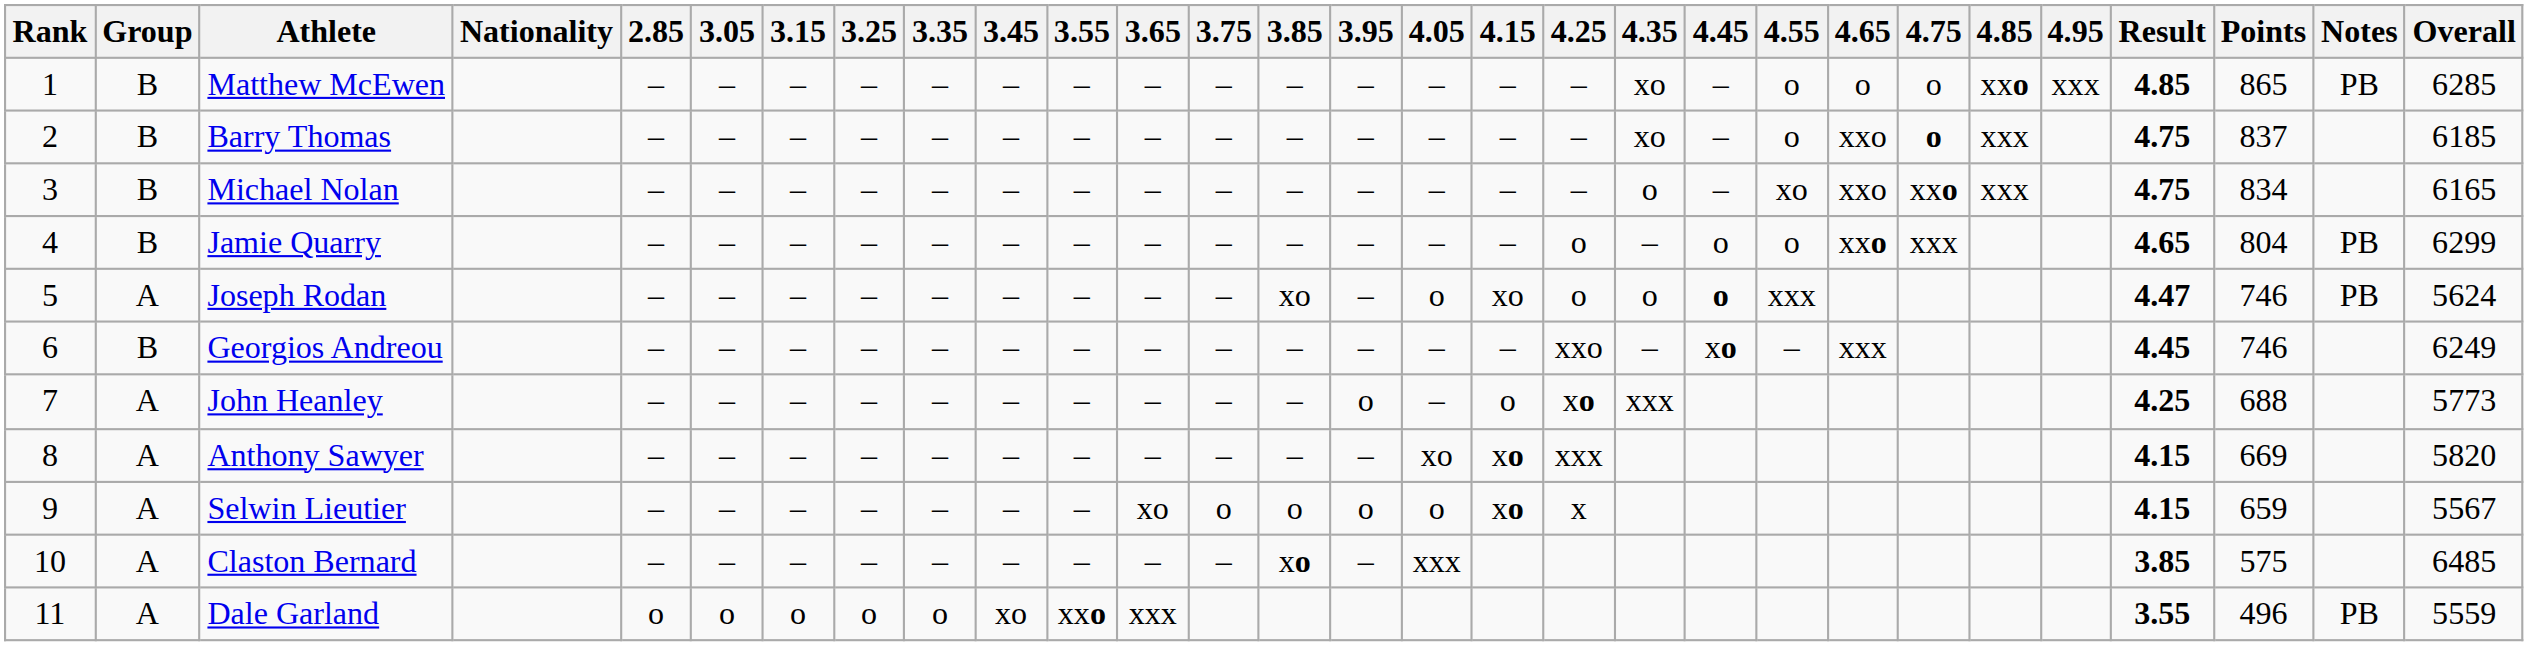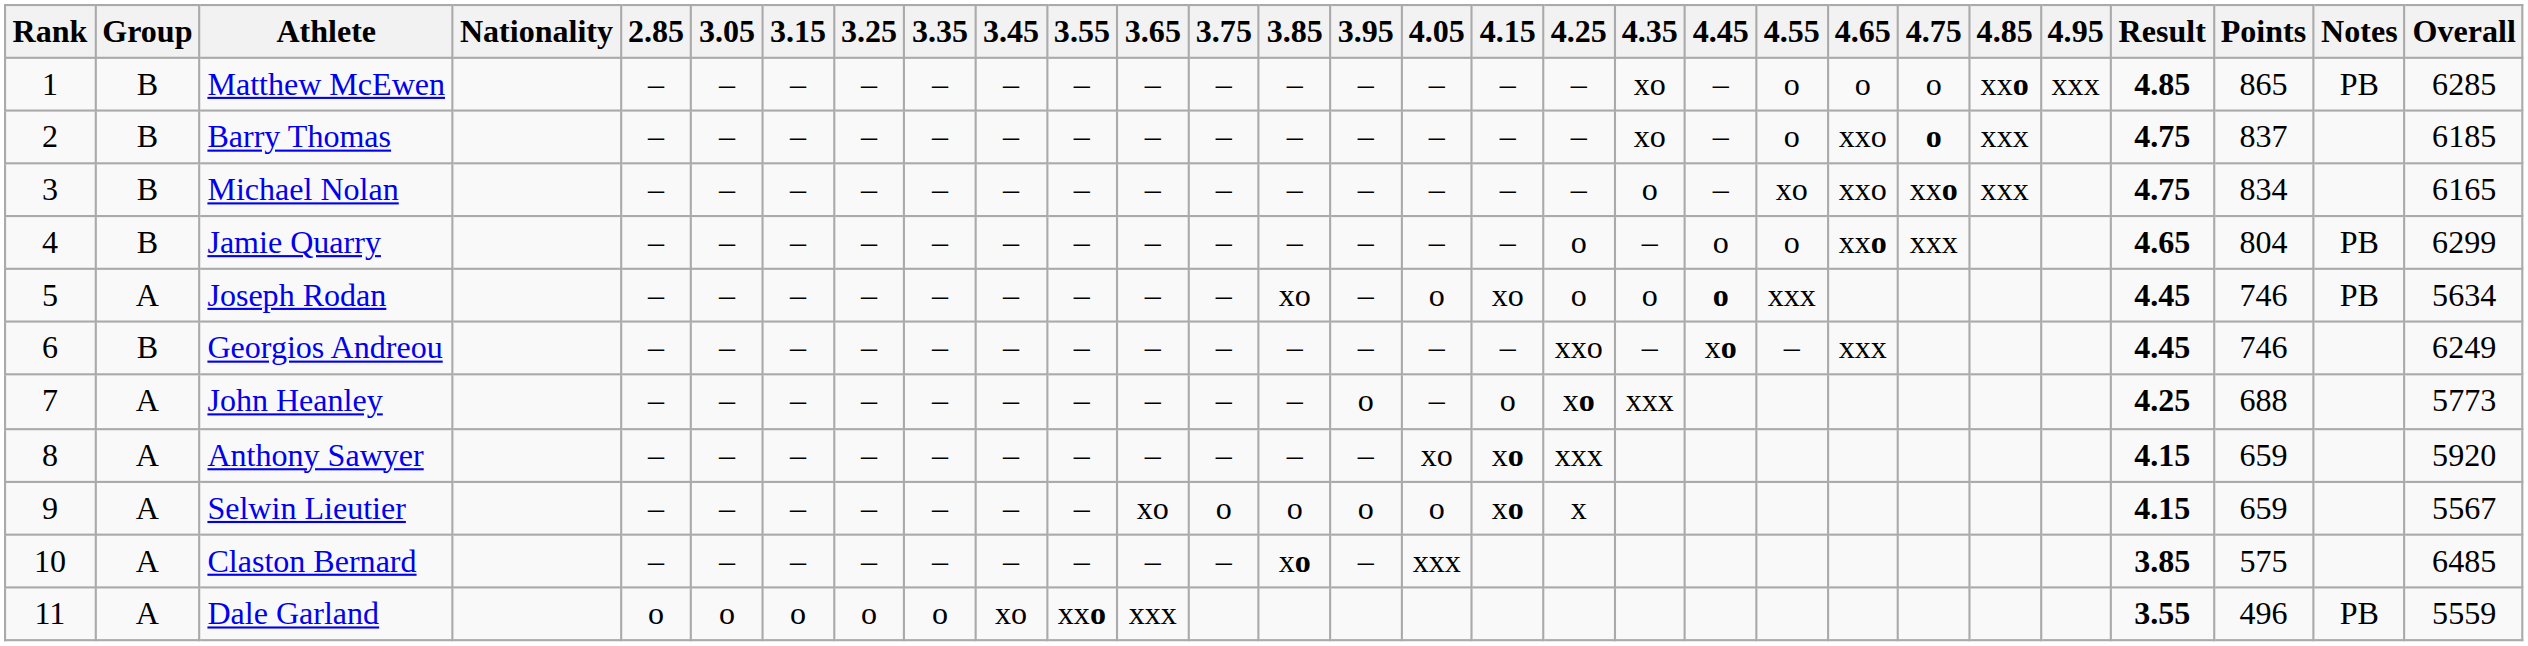(2162, 295) 4.47 -> (2162, 295) 4.45
(2464, 295) 5624 -> (2464, 295) 5634
(2263, 454) 669 -> (2263, 454) 659
(2464, 454) 5820 -> (2464, 454) 5920
